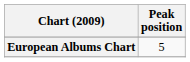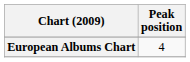(162, 47) 5 -> (162, 47) 4
